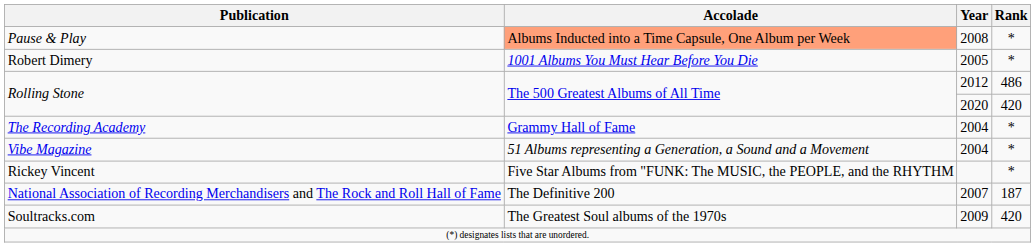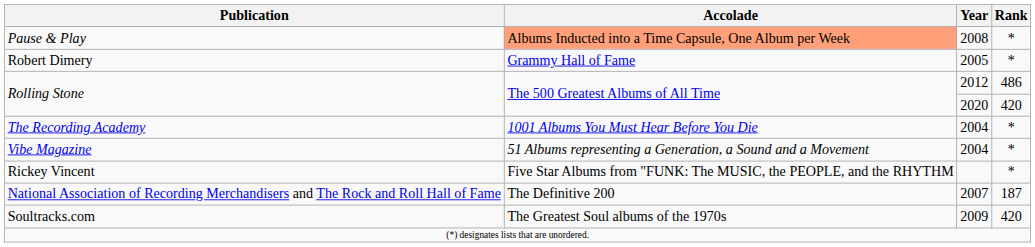(633, 60) 1001 Albums You Must Hear Before You Die -> (571, 60) Grammy Hall of Fame
(571, 127) Grammy Hall of Fame -> (633, 127) 1001 Albums You Must Hear Before You Die
